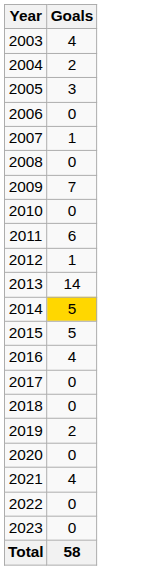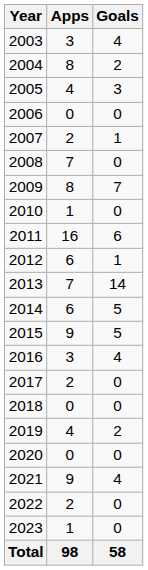+ column: (70, 16)
(72, 308) gold background -> (117, 308) no background
